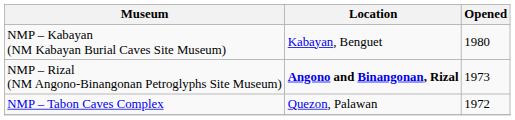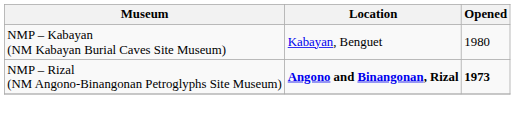(477, 76) normal -> (477, 76) bold
- row: (85, 104)
